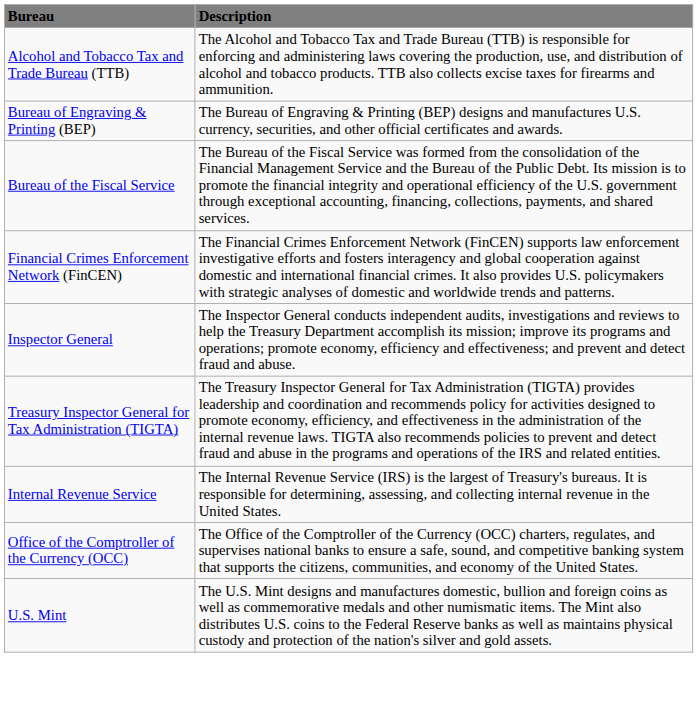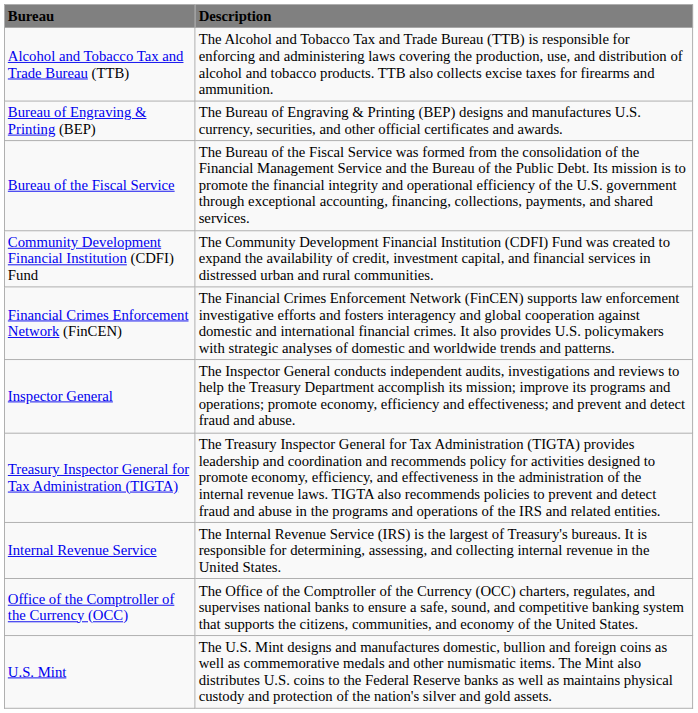+ row: (91, 258)
